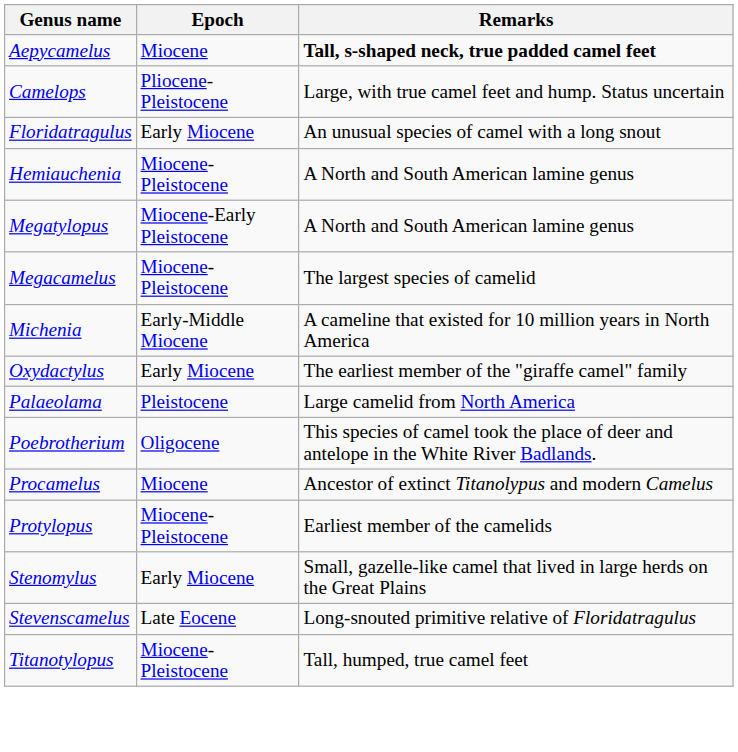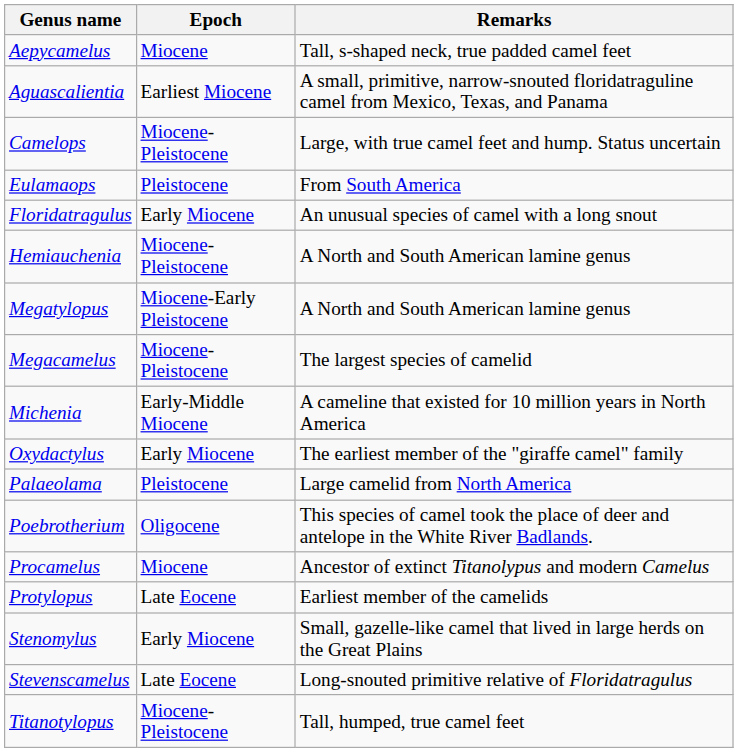(480, 50) bold -> (465, 50) normal
+ row: (67, 91)
(184, 91) Pliocene-Pleistocene -> (184, 143) Miocene-Pleistocene
+ row: (52, 184)
(184, 525) Miocene-Pleistocene -> (188, 597) Late Eocene
